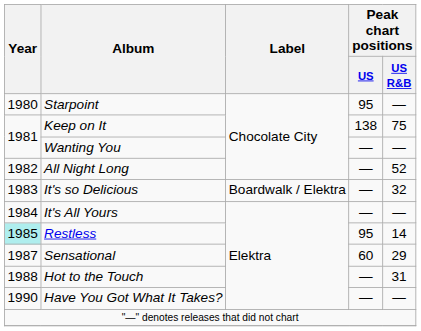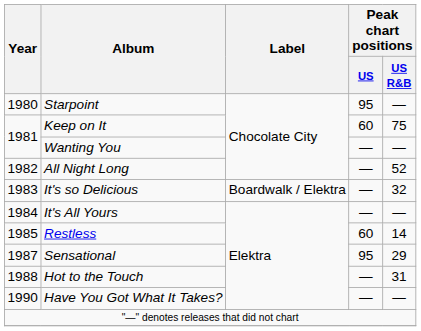(366, 125) 138 -> (366, 125) 60
(23, 233) paleturquoise background -> (23, 233) no background
(366, 233) 95 -> (366, 233) 60
(366, 255) 60 -> (366, 255) 95
